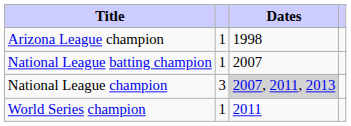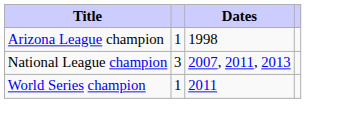- row: (110, 62)
(284, 86) lightgrey background -> (239, 62) no background
